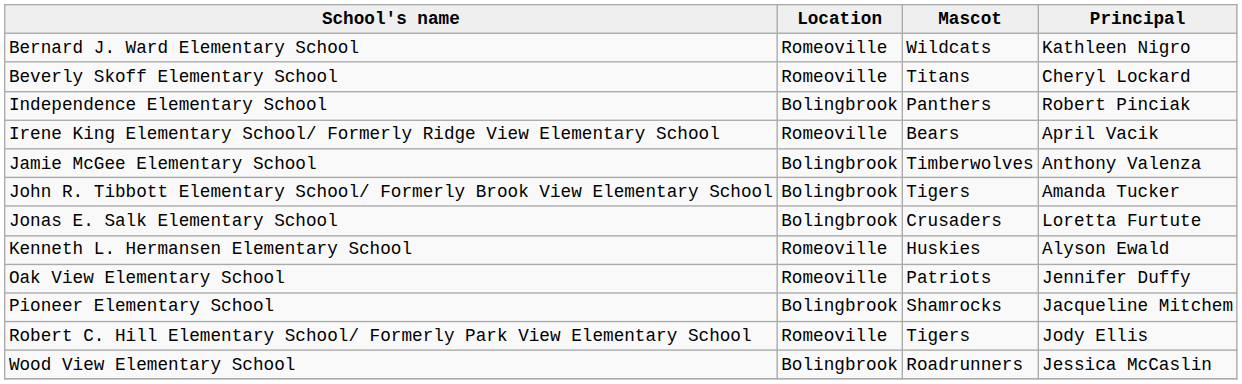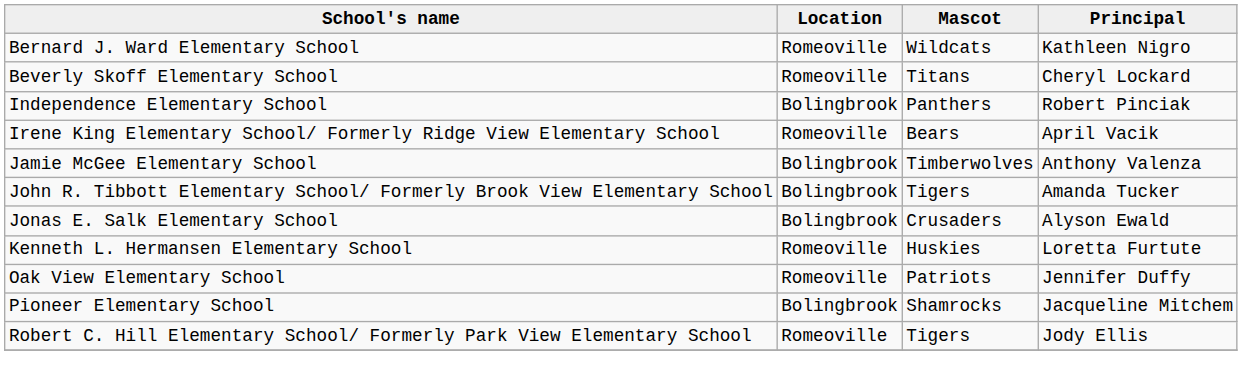(1122, 221) Loretta Furtute -> (1106, 221) Alyson Ewald
(1106, 250) Alyson Ewald -> (1122, 250) Loretta Furtute
- row: (152, 365)
